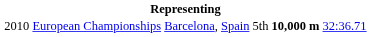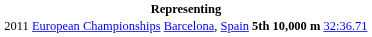(17, 26) 2010 -> (17, 26) 2011
(261, 26) normal -> (261, 26) bold
